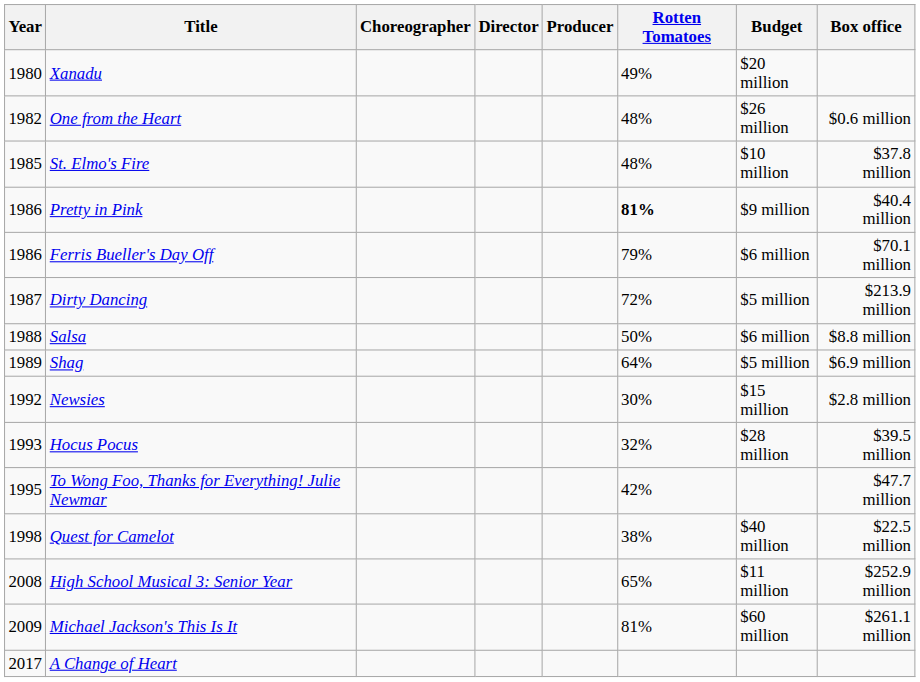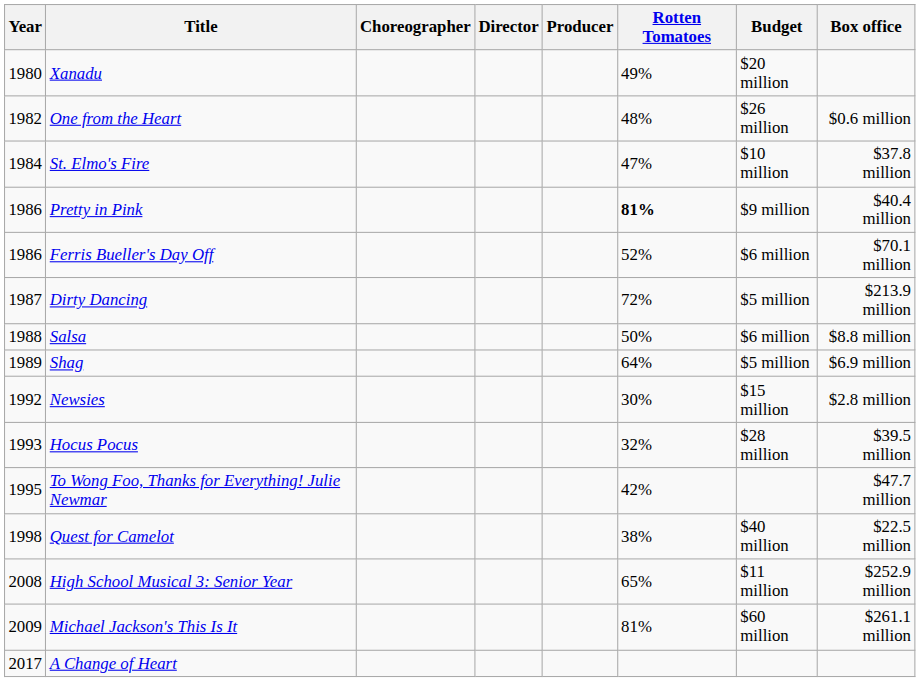(25, 163) 1985 -> (25, 163) 1984
(636, 163) 48% -> (636, 163) 47%
(636, 254) 79% -> (636, 254) 52%
